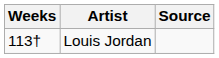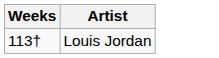- column: (185, 16)
